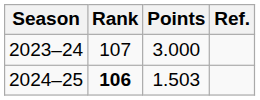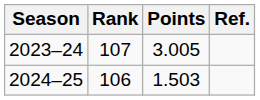(176, 49) 3.000 -> (176, 49) 3.005
(115, 79) bold -> (115, 79) normal
